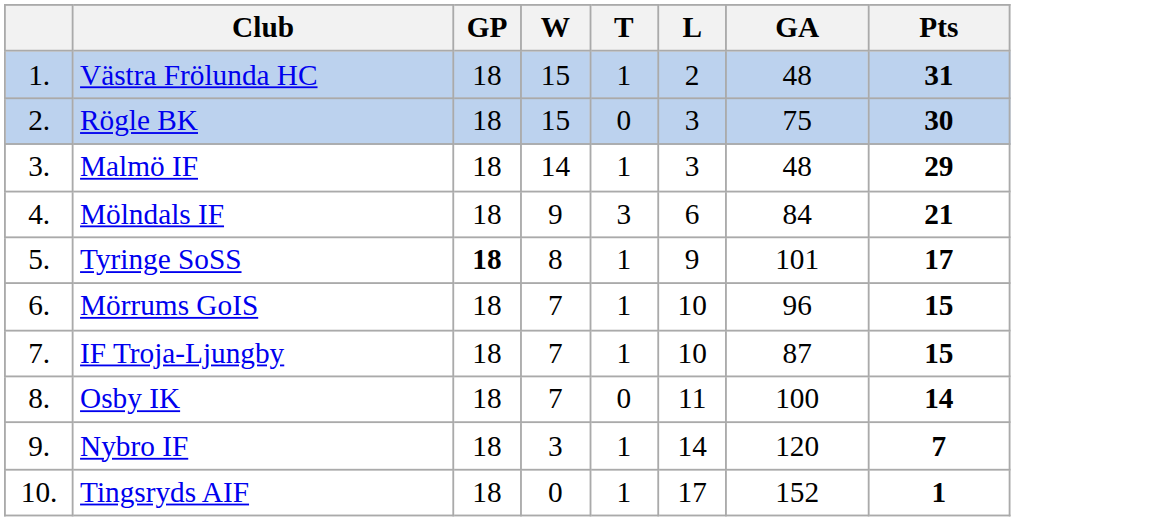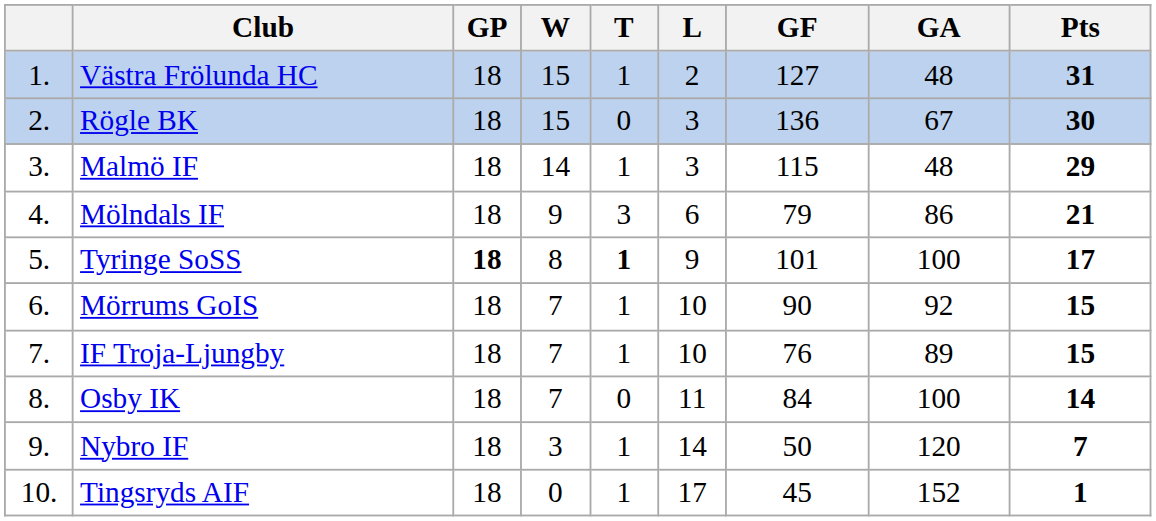+ column: (797, 27)
(797, 120) 75 -> (939, 120) 67
(797, 213) 84 -> (939, 213) 86
(624, 259) normal -> (624, 259) bold
(797, 259) 101 -> (939, 259) 100
(797, 306) 96 -> (939, 306) 92
(797, 352) 87 -> (939, 352) 89
